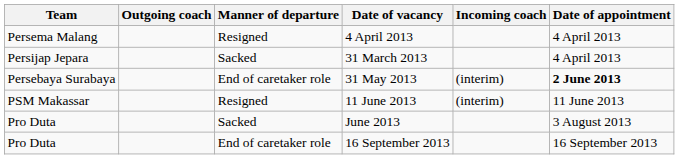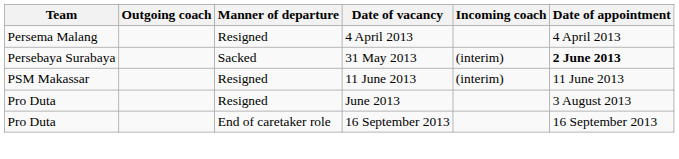- row: (386, 57)
(274, 79) End of caretaker role -> (237, 57) Sacked
(237, 121) Sacked -> (243, 100) Resigned
